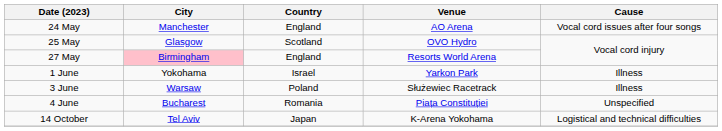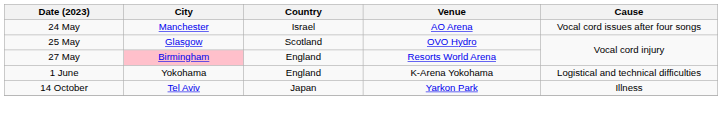(303, 27) England -> (303, 27) Israel
(303, 73) Israel -> (303, 73) England
(452, 73) Yarkon Park -> (452, 73) K-Arena Yokohama
(629, 73) Illness -> (629, 73) Logistical and technical difficulties
- row: (64, 88)
- row: (64, 103)
(452, 118) K-Arena Yokohama -> (452, 88) Yarkon Park
(629, 118) Logistical and technical difficulties -> (629, 88) Illness
